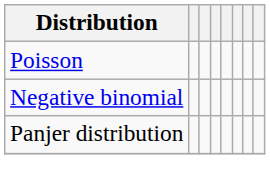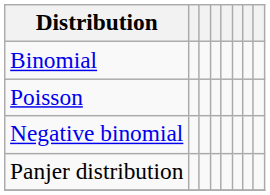+ row: (54, 60)
